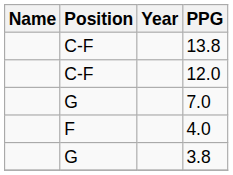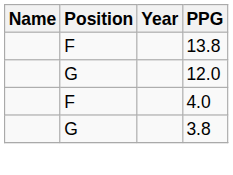(79, 46) C-F -> (70, 46) F
(79, 74) C-F -> (71, 74) G
- row: (199, 102)
